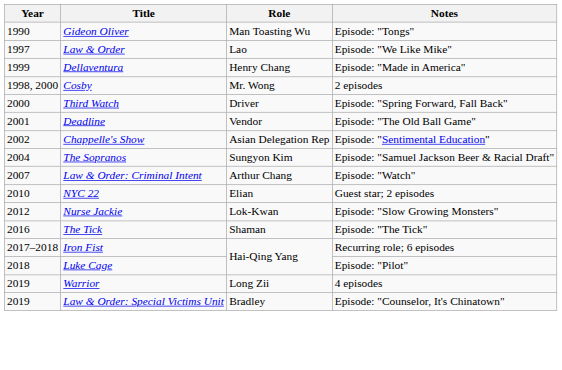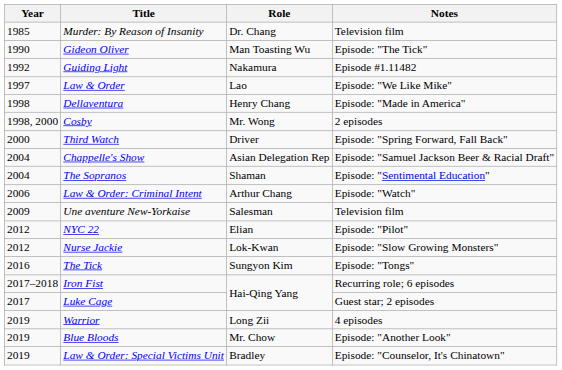+ row: (133, 31)
(374, 31) Episode: "Tongs" -> (381, 49) Episode: "The Tick"
+ row: (95, 67)
(18, 67) 1999 -> (18, 103) 1998
- row: (84, 121)
(18, 139) 2002 -> (18, 157) 2004
(412, 139) Episode: "Sentimental Education" -> (444, 157) Episode: "Samuel Jackson Beer & Racial Draft"
(261, 157) Sungyon Kim -> (247, 175) Shaman
(444, 157) Episode: "Samuel Jackson Beer & Racial Draft" -> (412, 175) Episode: "Sentimental Education"
(18, 175) 2007 -> (18, 193) 2006
+ row: (127, 211)
(18, 193) 2010 -> (18, 229) 2012
(384, 193) Guest star; 2 episodes -> (371, 229) Episode: "Pilot"
(247, 229) Shaman -> (261, 265) Sungyon Kim
(381, 229) Episode: "The Tick" -> (374, 265) Episode: "Tongs"
(18, 265) 2018 -> (18, 301) 2017
(371, 265) Episode: "Pilot" -> (384, 301) Guest star; 2 episodes
+ row: (91, 337)
